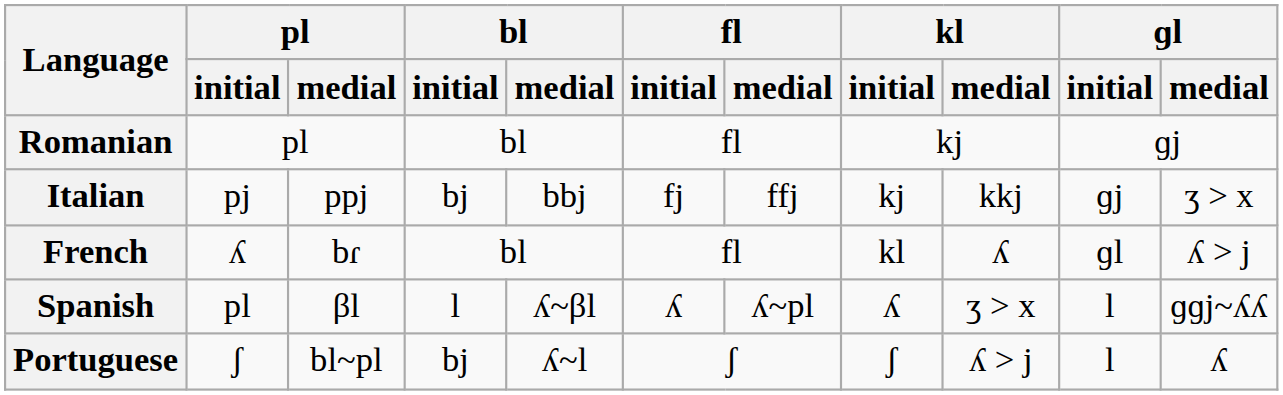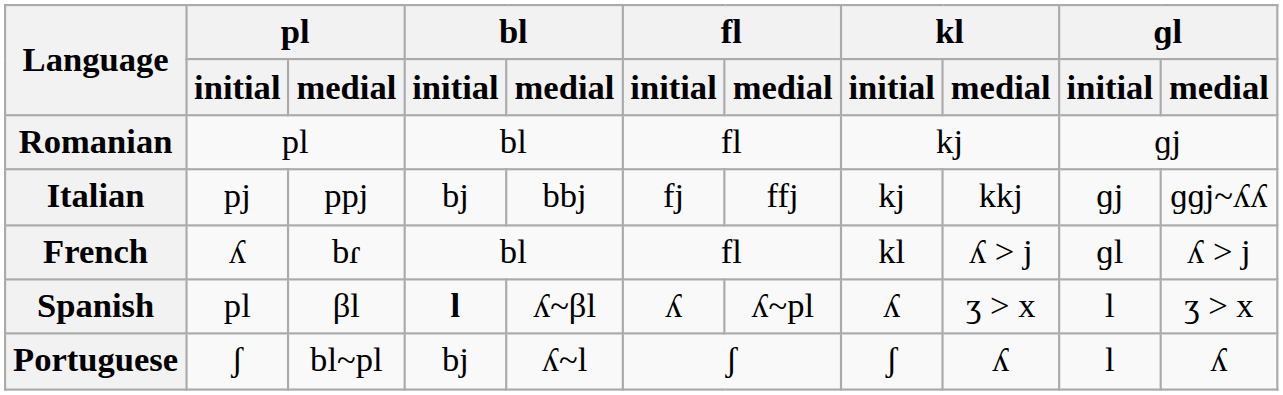(1219, 196) ʒ > x -> (1219, 196) ɡɡj~ʎʎ
(1001, 251) ʎ -> (1001, 251) ʎ > j
(455, 305) normal -> (455, 305) bold
(1219, 305) ɡɡj~ʎʎ -> (1219, 305) ʒ > x
(1001, 360) ʎ > j -> (1001, 360) ʎ
